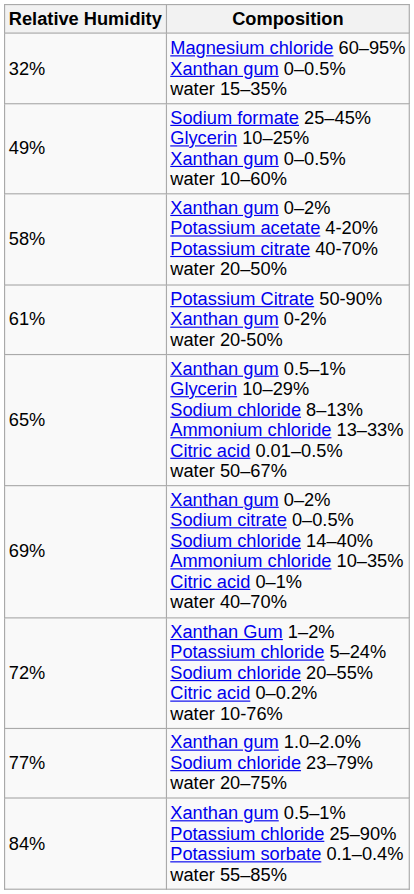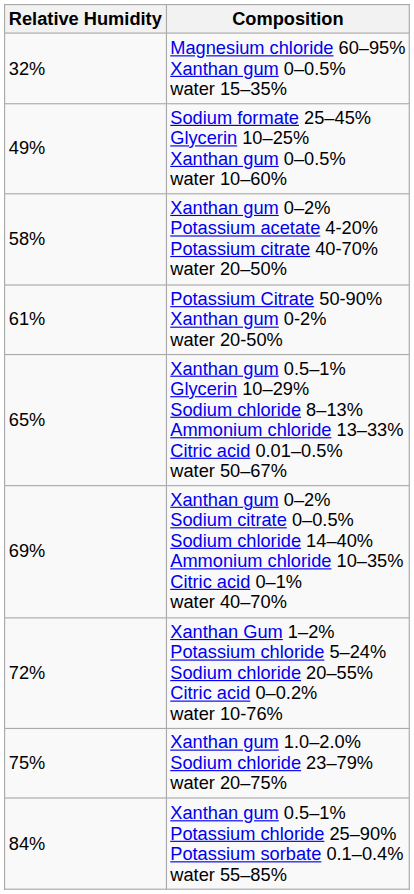(27, 763) 77% -> (27, 763) 75%
